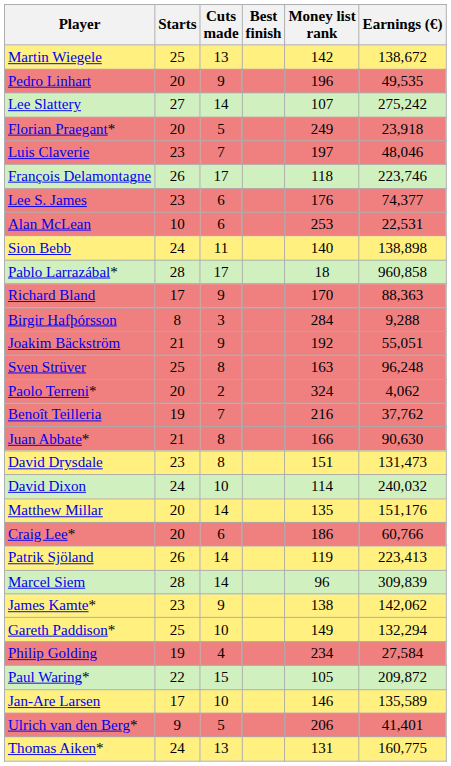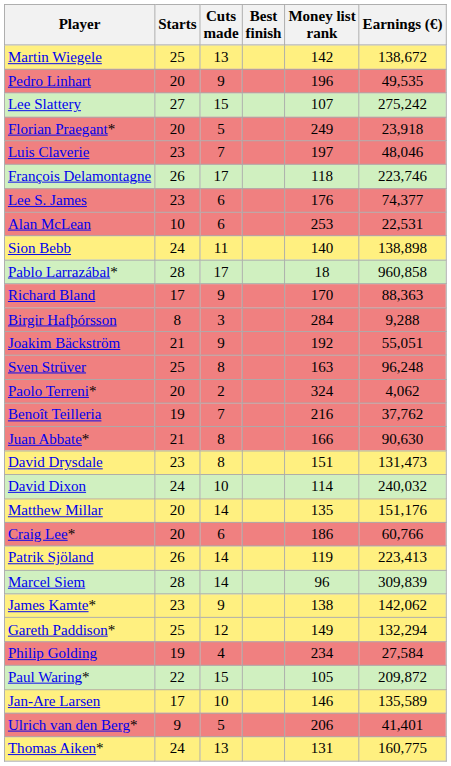(221, 104) 14 -> (221, 104) 15
(221, 629) 10 -> (221, 629) 12
